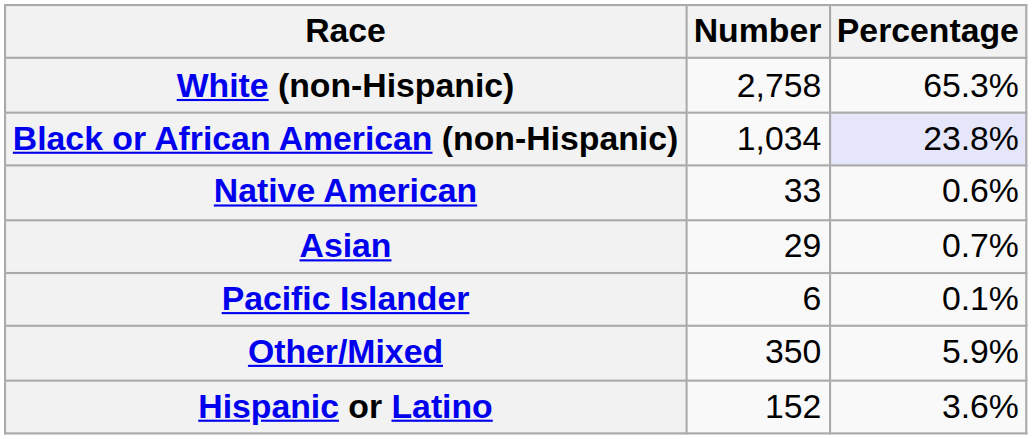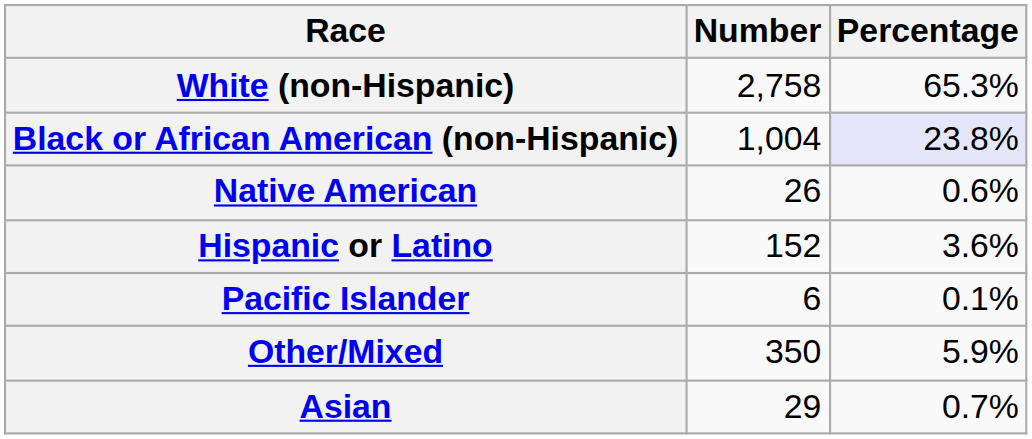(779, 138) 1,034 -> (779, 138) 1,004
(803, 191) 33 -> (803, 191) 26
rows swapped: (346, 245) <-> (346, 406)
